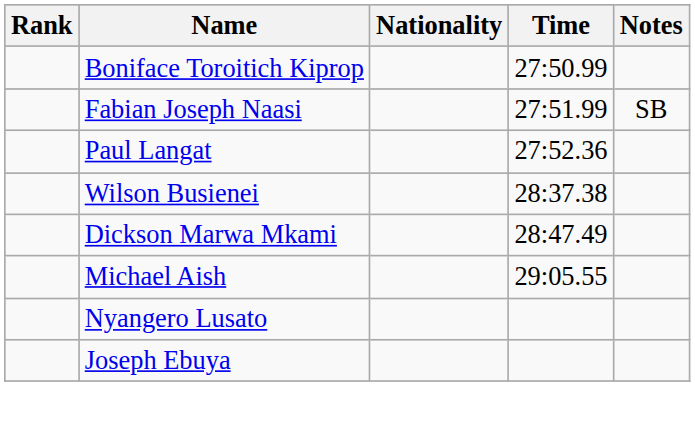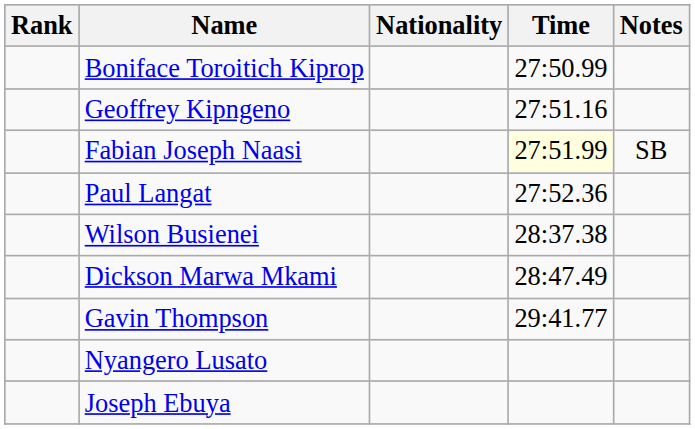+ row: (187, 109)
(561, 109) no background -> (561, 151) lightyellow background
- row: (155, 276)
+ row: (177, 318)
